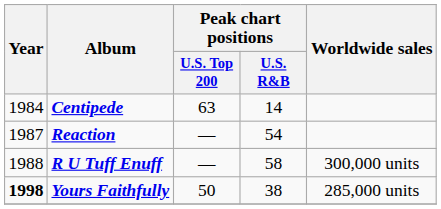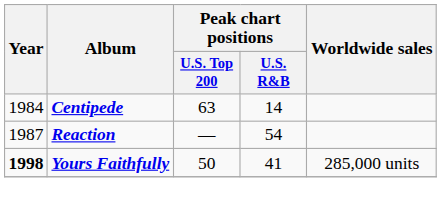- row: (107, 162)
(274, 190) 38 -> (274, 162) 41
